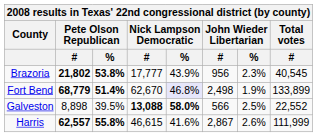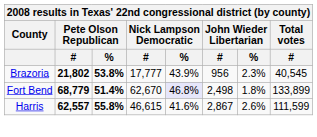(254, 90) 1.9% -> (254, 90) 1.8%
- row: (30, 106)
(291, 123) 111,999 -> (291, 106) 111,599
